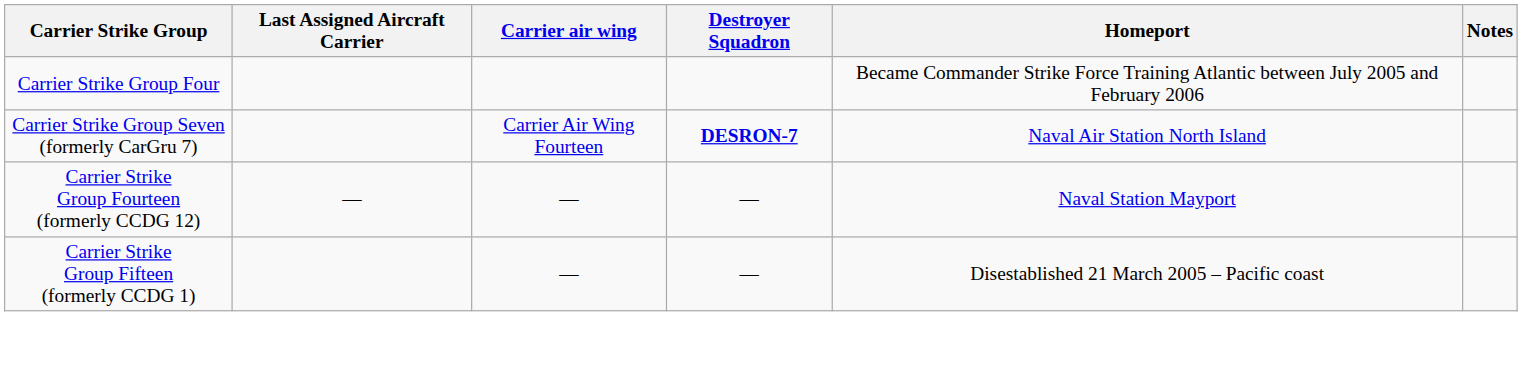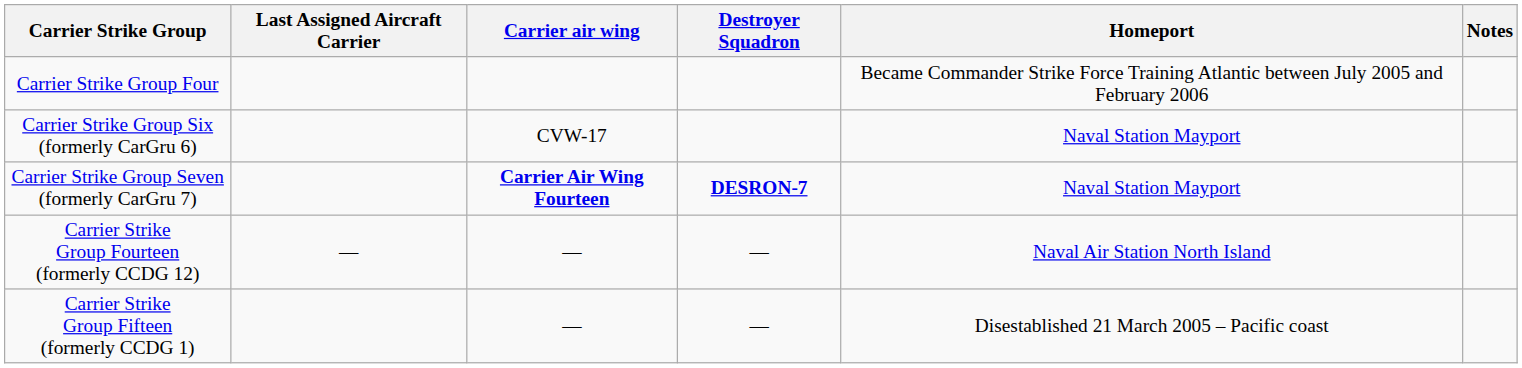+ row: (118, 135)
(569, 135) normal -> (572, 188) bold
(1147, 135) Naval Air Station North Island -> (1152, 188) Naval Station Mayport
(1147, 199) Naval Station Mayport -> (1152, 251) Naval Air Station North Island
